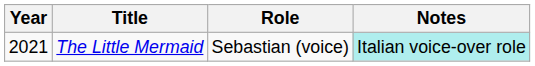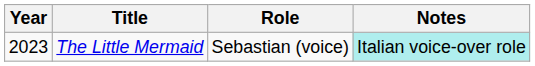(28, 46) 2021 -> (28, 46) 2023
